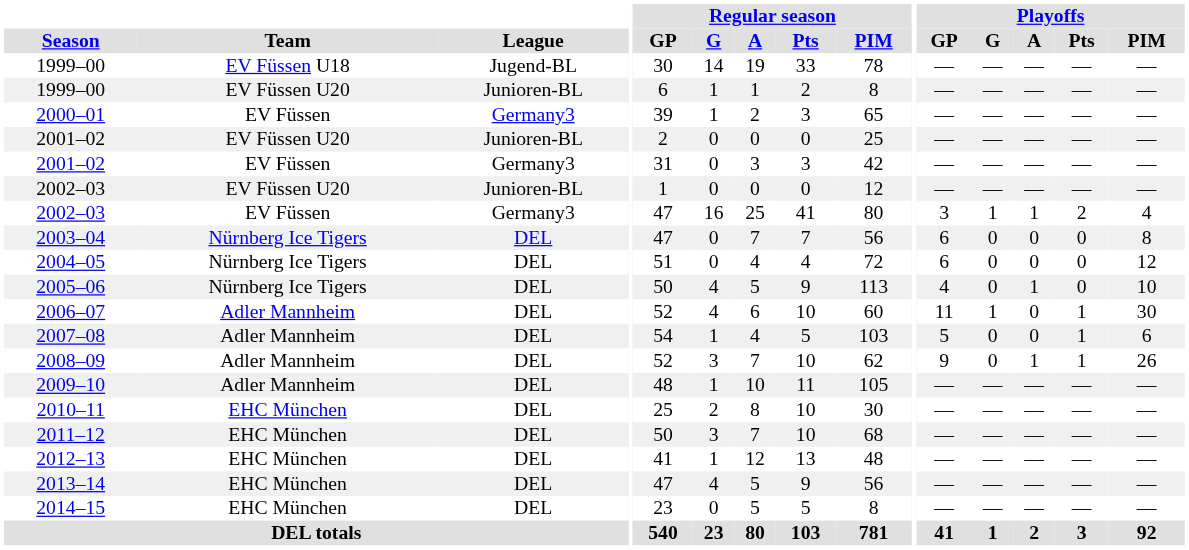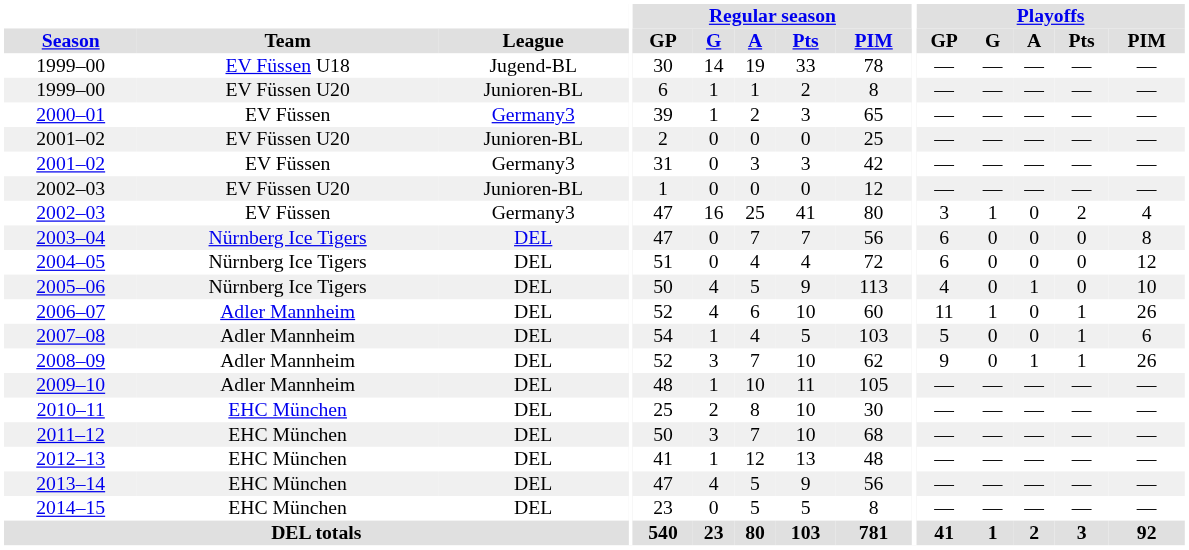(1034, 212) 1 -> (1034, 212) 0
(1147, 311) 30 -> (1147, 311) 26
